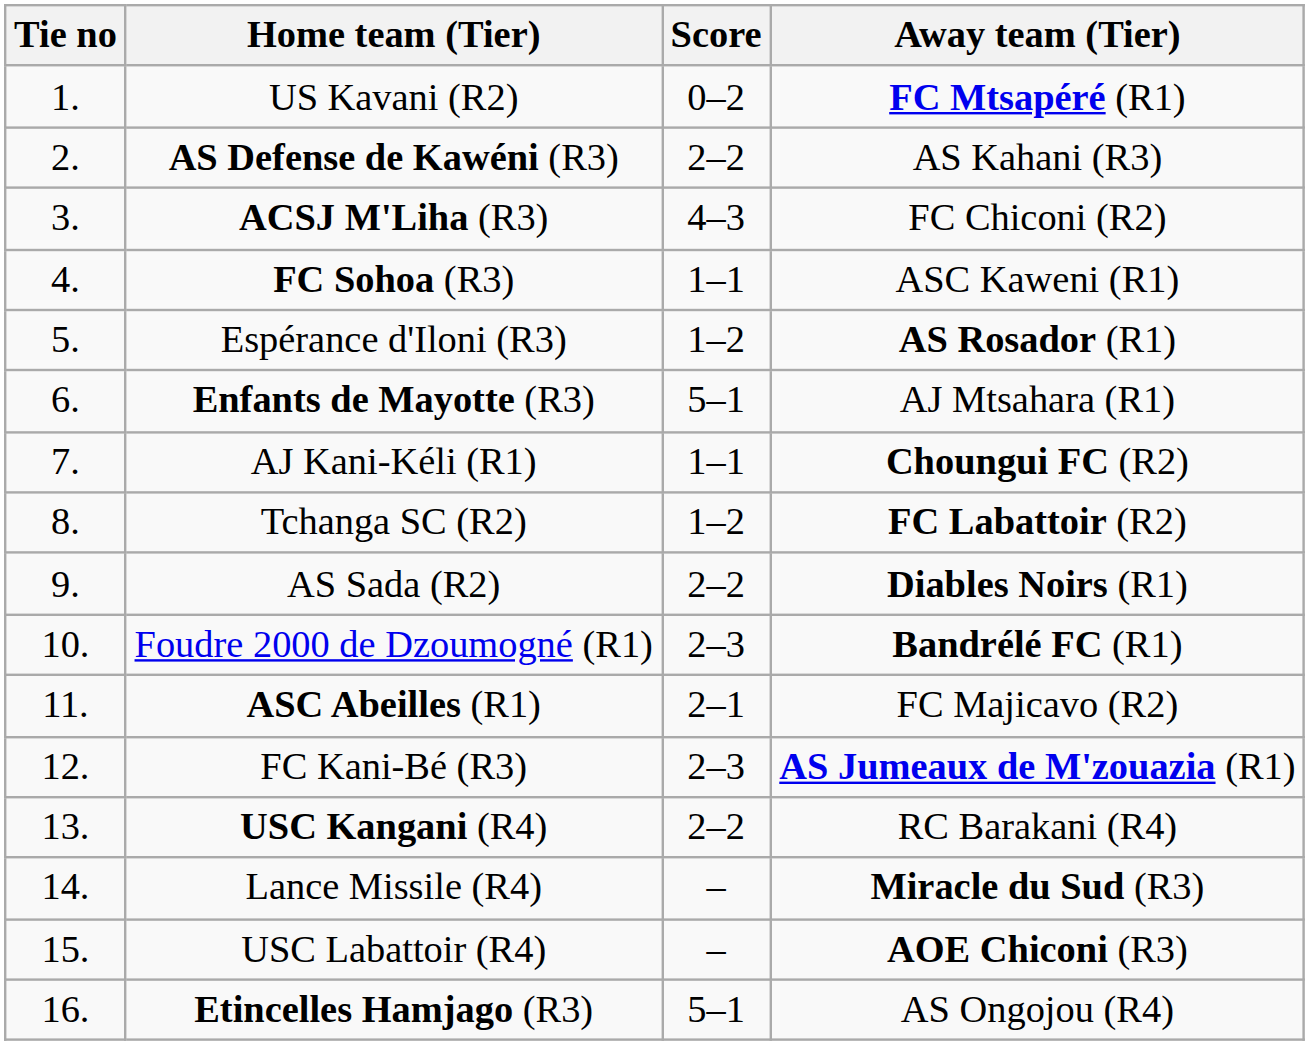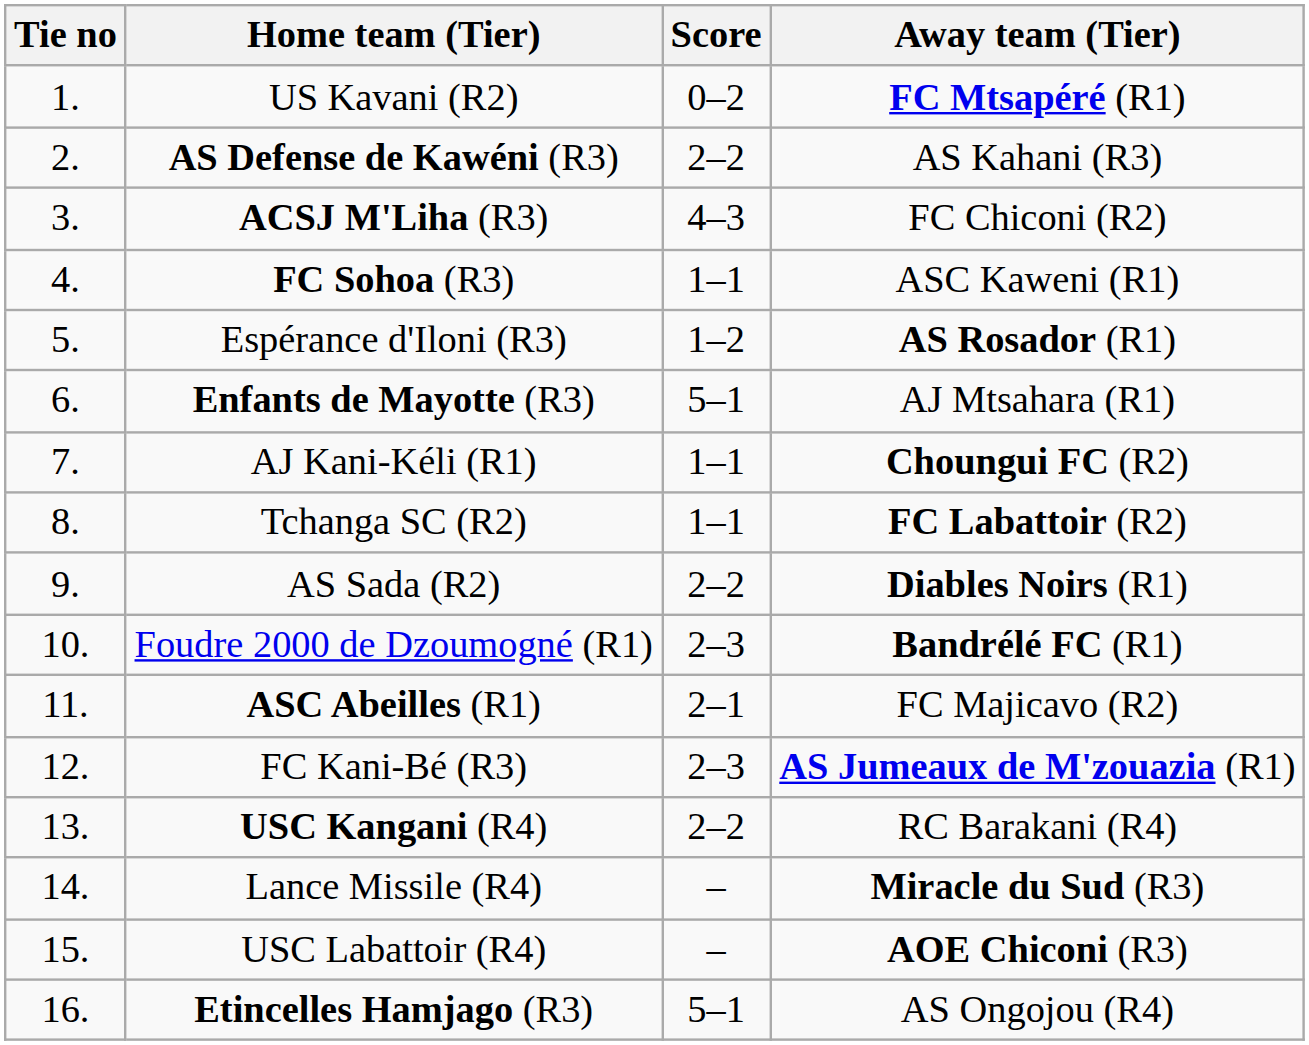(716, 522) 1–2 -> (716, 522) 1–1
